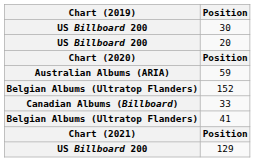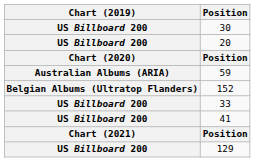(102, 104) Canadian Albums (Billboard) -> (102, 104) US Billboard 200
(102, 119) Belgian Albums (Ultratop Flanders) -> (102, 119) US Billboard 200
